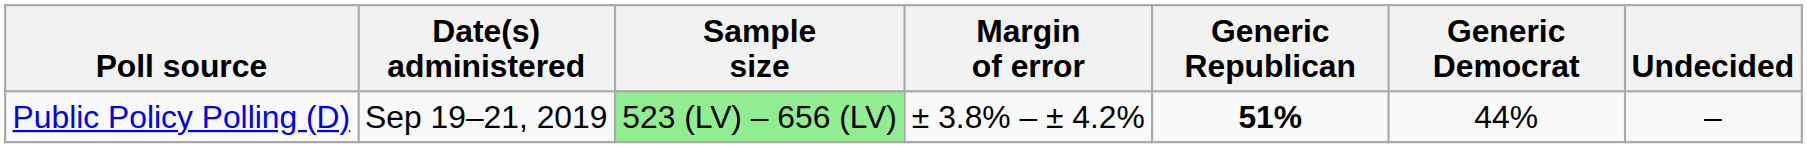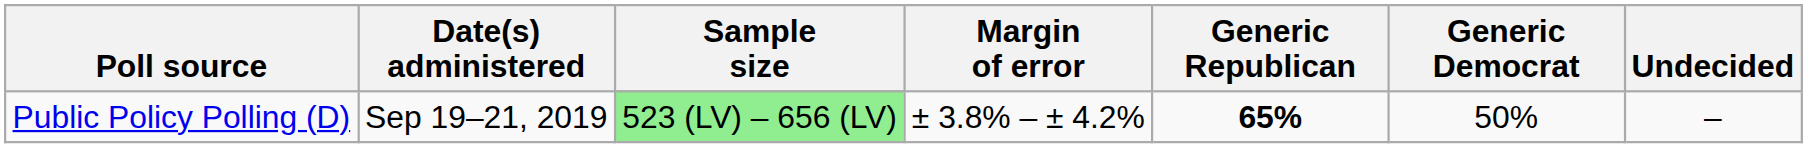(1270, 116) 51% -> (1270, 116) 65%
(1506, 116) 44% -> (1506, 116) 50%
